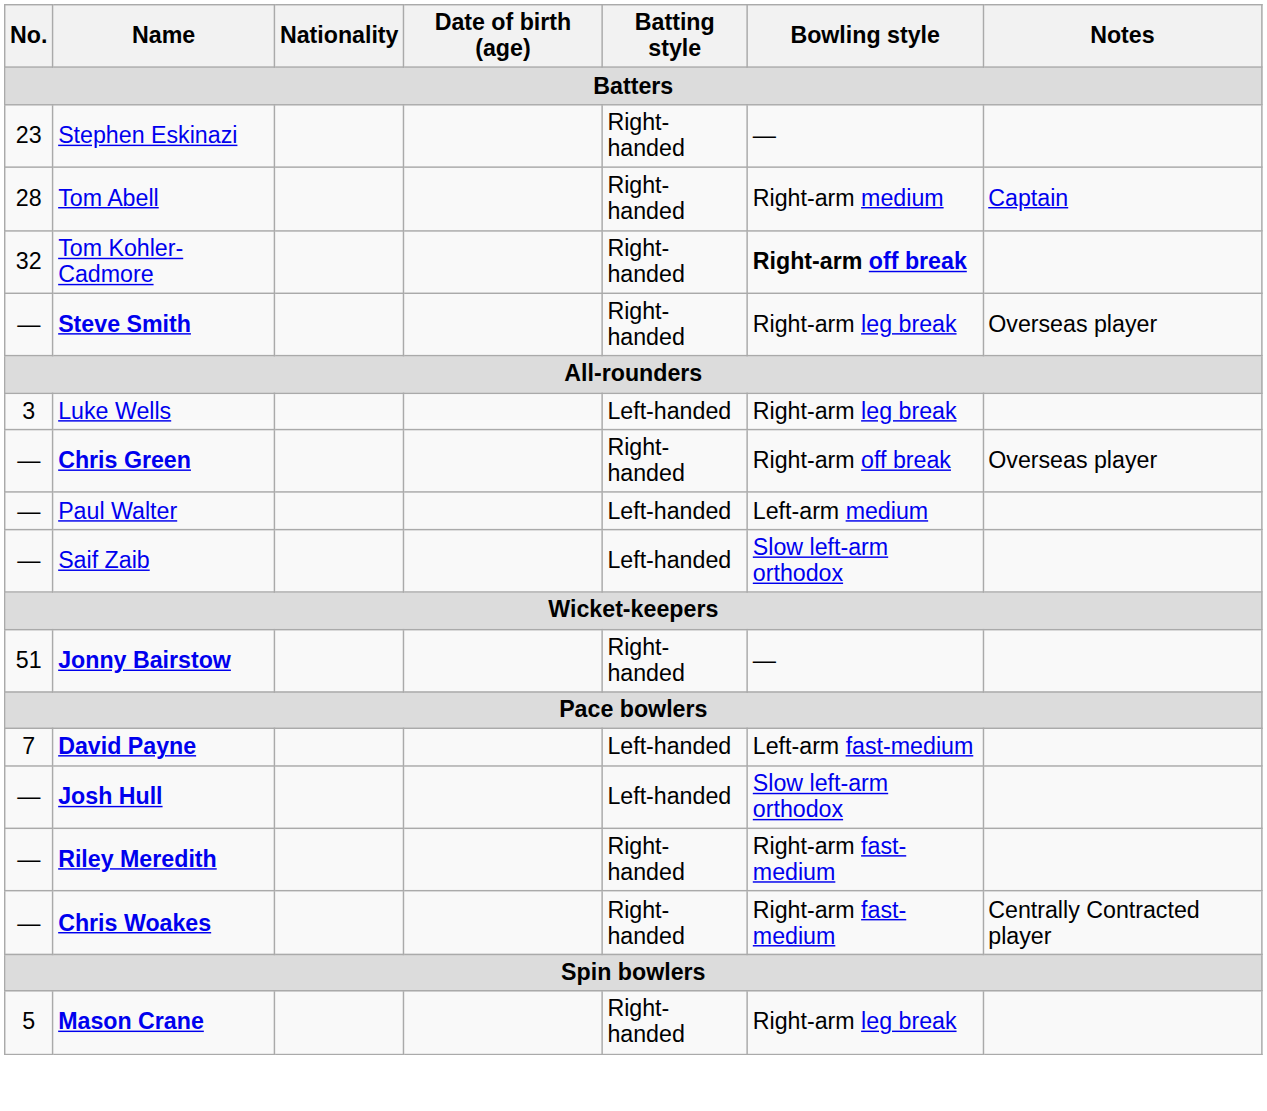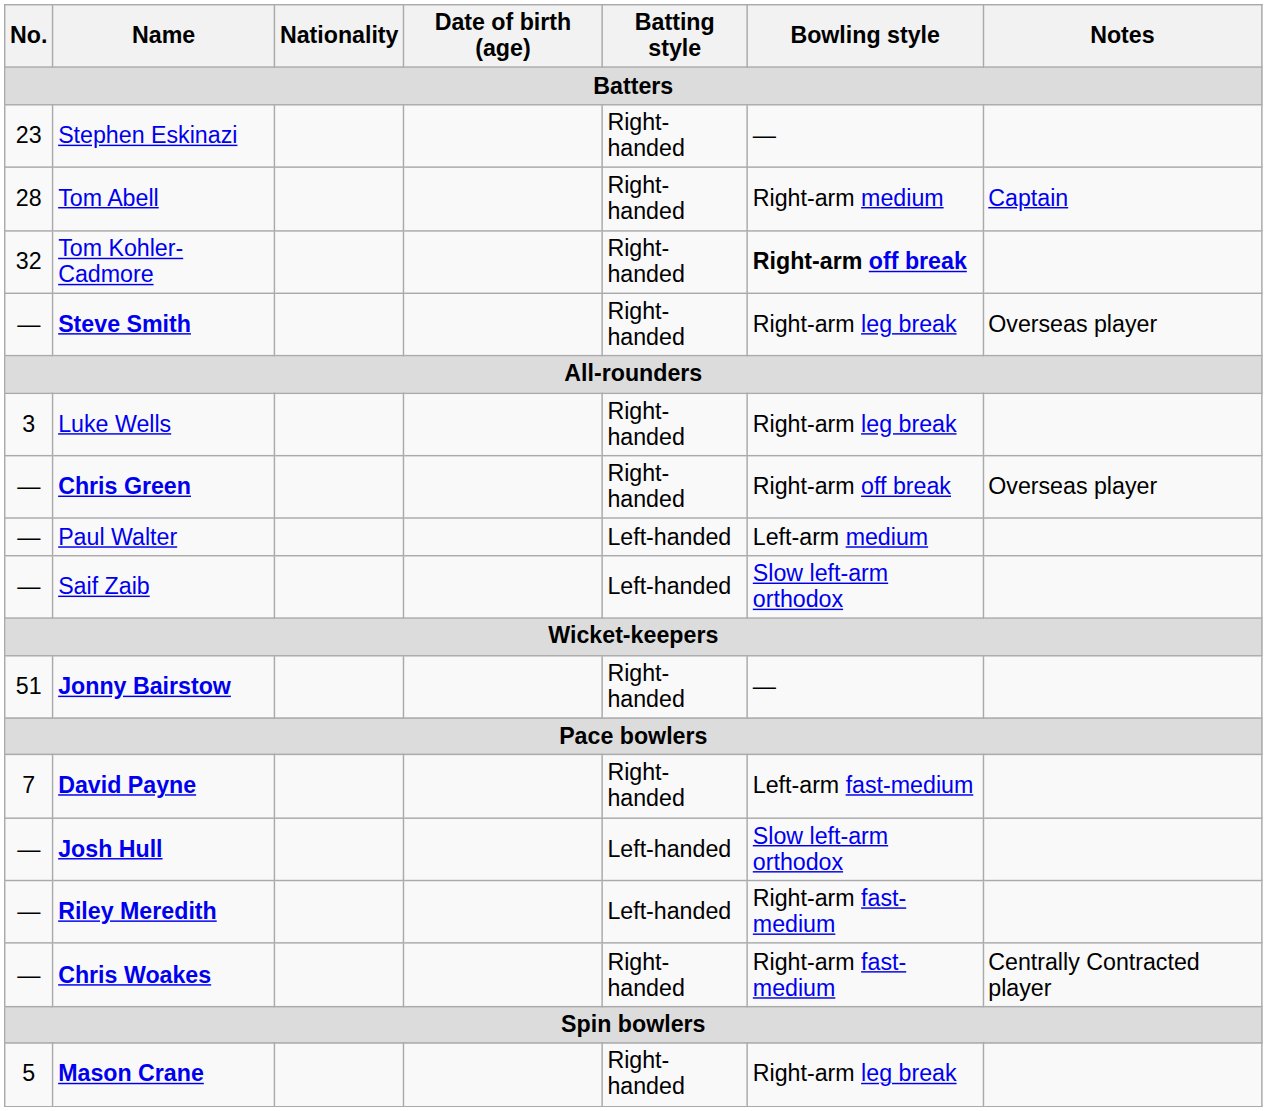(669, 410) Left-handed -> (646, 424) Right-handed
(669, 746) Left-handed -> (646, 785) Right-handed
(646, 859) Right-handed -> (669, 911) Left-handed
